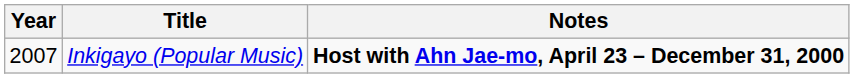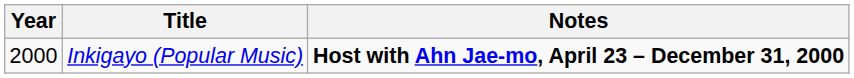(33, 55) 2007 -> (33, 55) 2000
